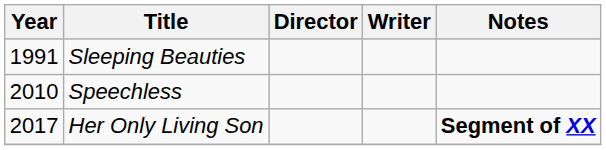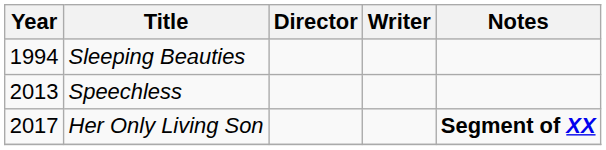(34, 56) 1991 -> (34, 56) 1994
(34, 91) 2010 -> (34, 91) 2013
